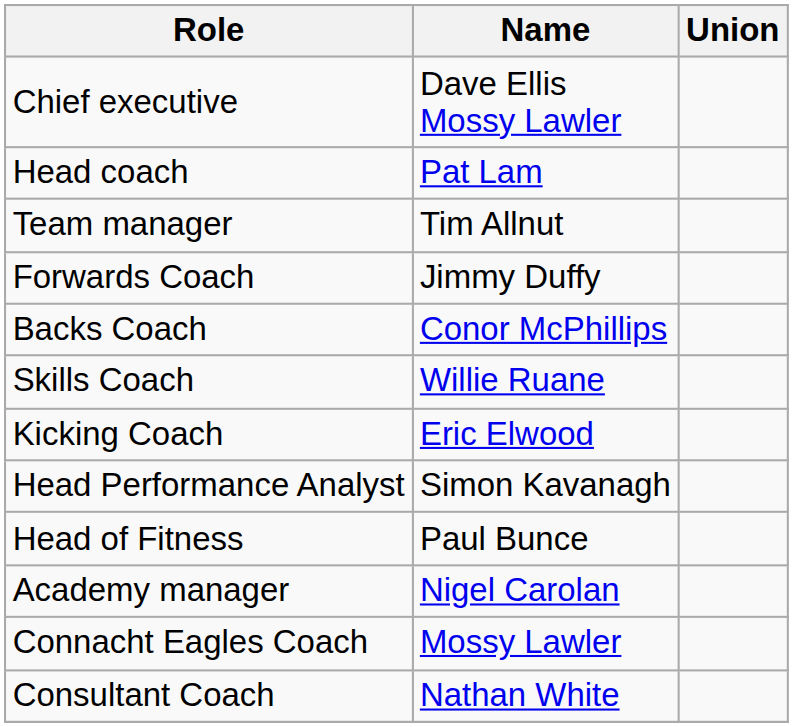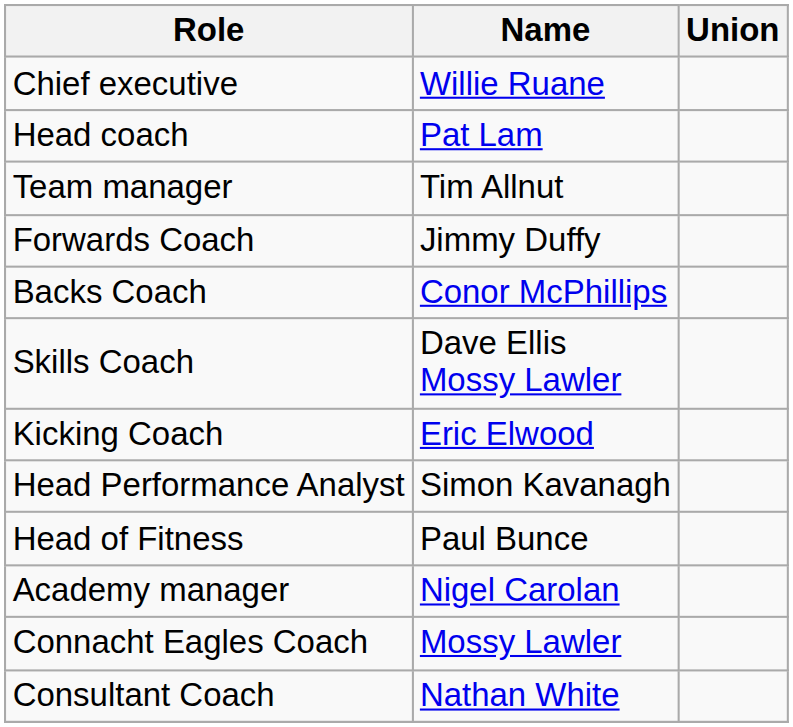(521, 101) Dave Ellis Mossy Lawler -> (512, 82) Willie Ruane
(512, 381) Willie Ruane -> (521, 362) Dave Ellis Mossy Lawler
